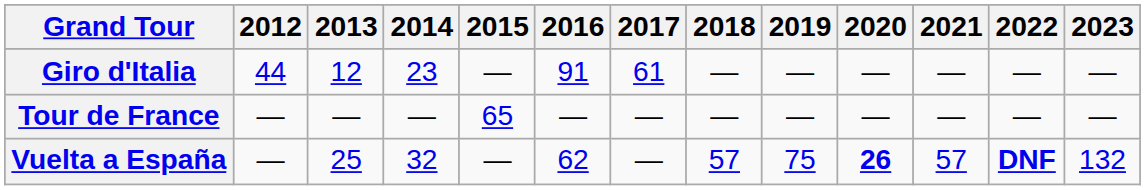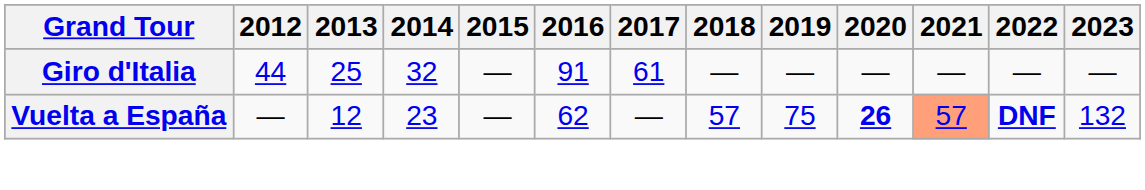(346, 71) 12 -> (346, 71) 25
(422, 71) 23 -> (422, 71) 32
- row: (119, 116)
(346, 160) 25 -> (346, 116) 12
(422, 160) 32 -> (422, 116) 23
(951, 160) no background -> (951, 116) lightsalmon background
